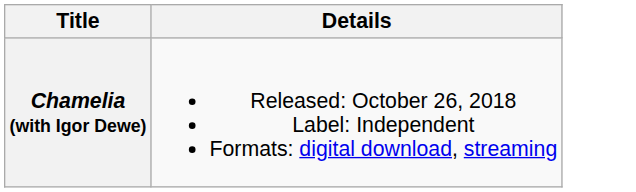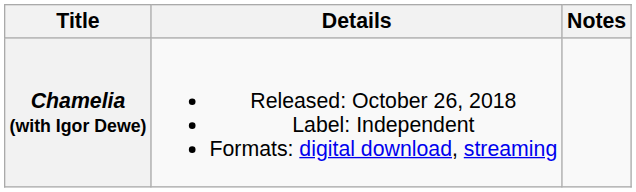+ column: (597, 21)
